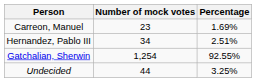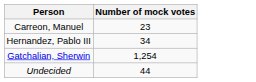- column: (224, 12)
